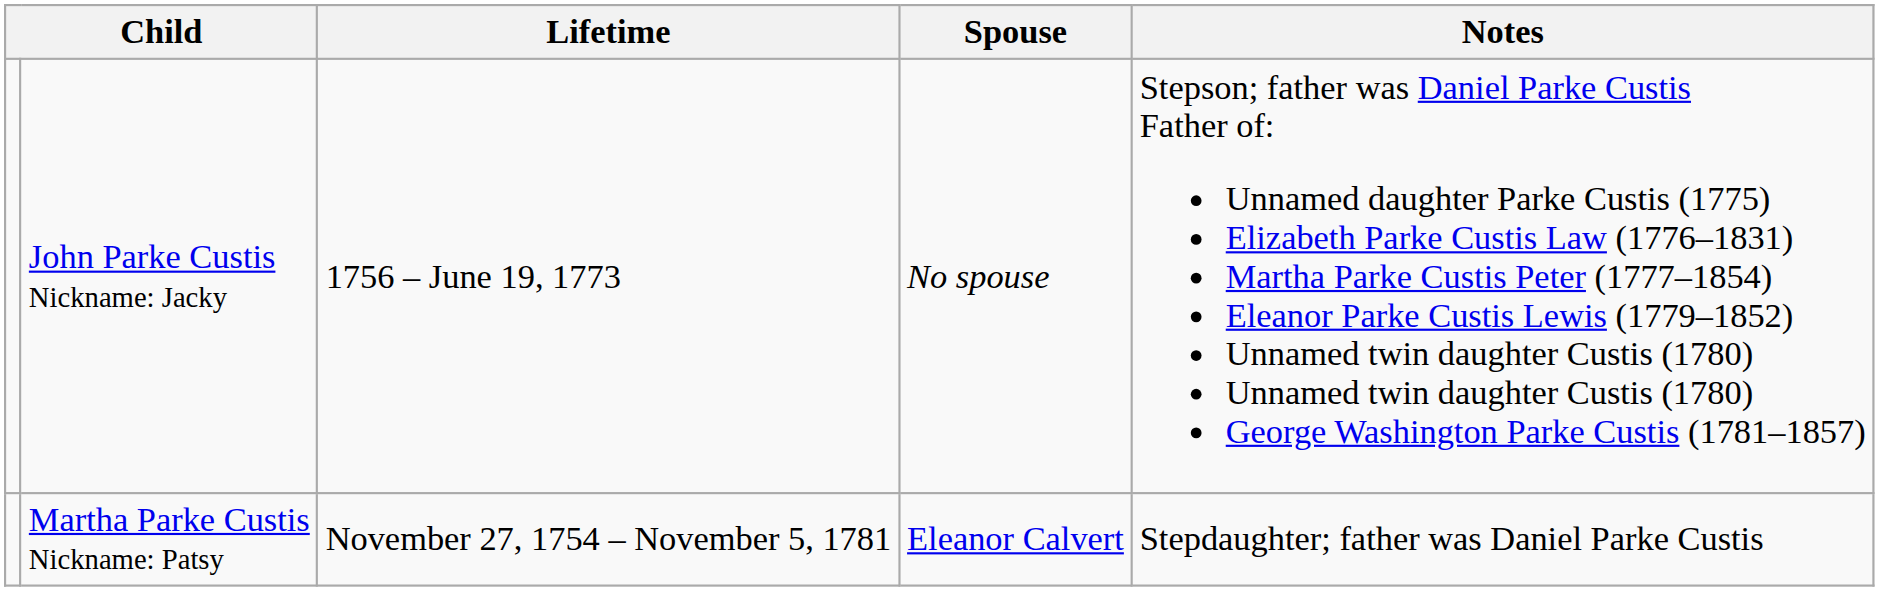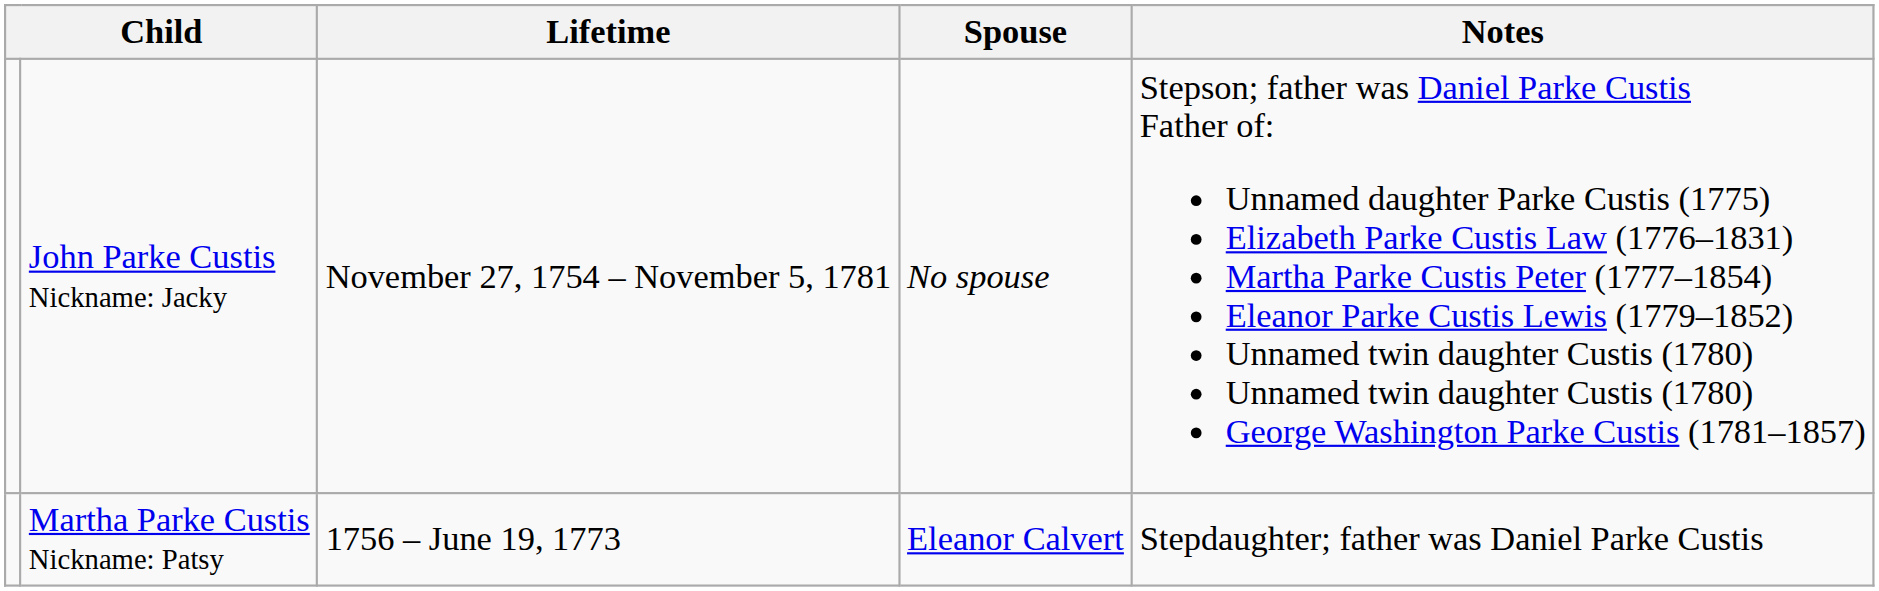(473, 275) 1756 – June 19, 1773 -> (608, 275) November 27, 1754 – November 5, 1781
(608, 538) November 27, 1754 – November 5, 1781 -> (473, 538) 1756 – June 19, 1773
